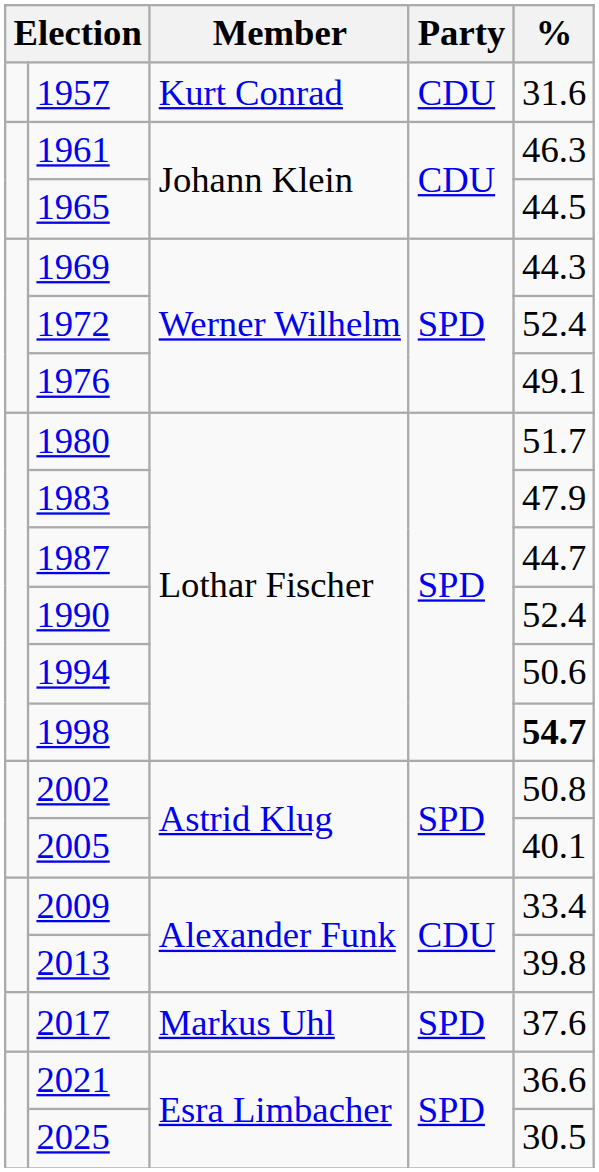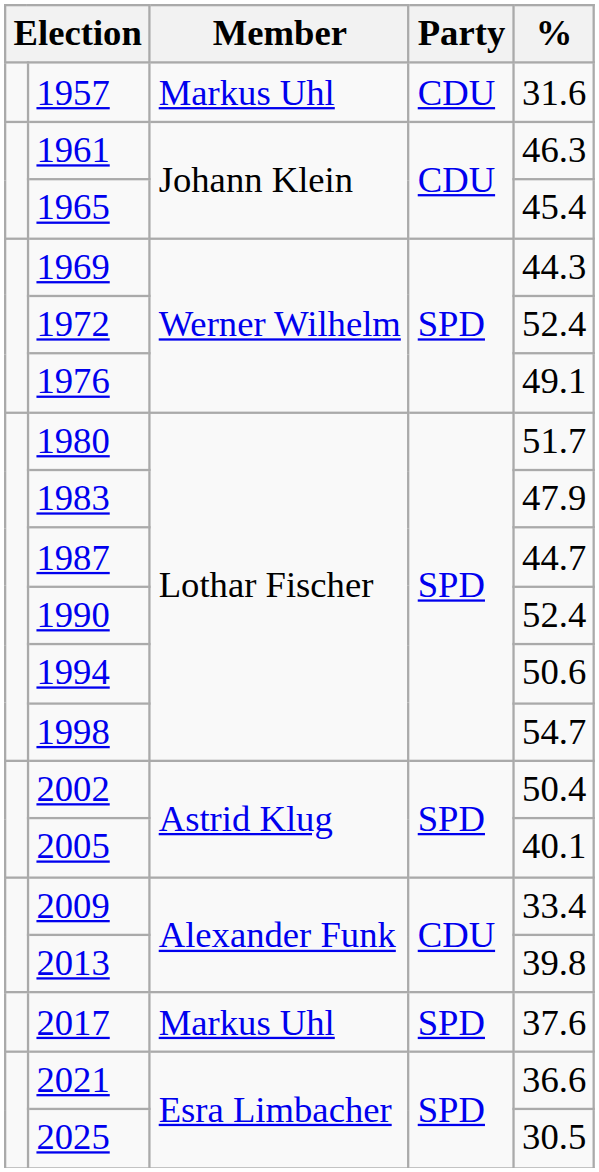(251, 91) Kurt Conrad -> (247, 91) Markus Uhl
(554, 207) 44.5 -> (554, 207) 45.4
(554, 730) bold -> (554, 730) normal
(554, 788) 50.8 -> (554, 788) 50.4
